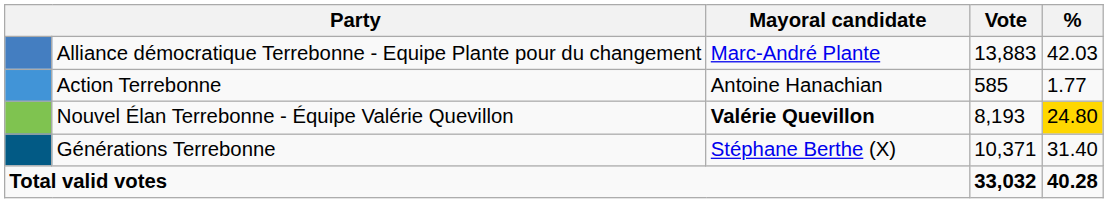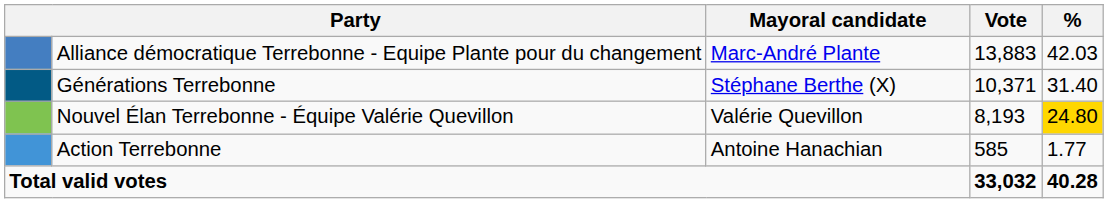rows swapped: (166, 149) <-> (139, 85)
(793, 117) bold -> (787, 117) normal
